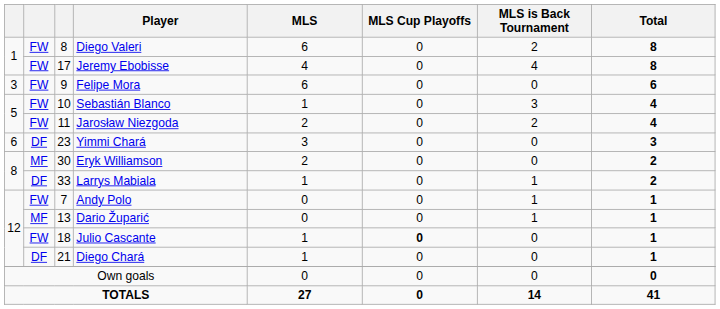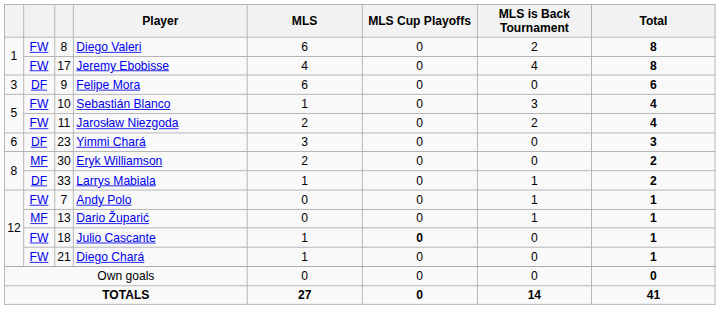(39, 85) FW -> (39, 85) DF
(39, 257) DF -> (39, 257) FW
